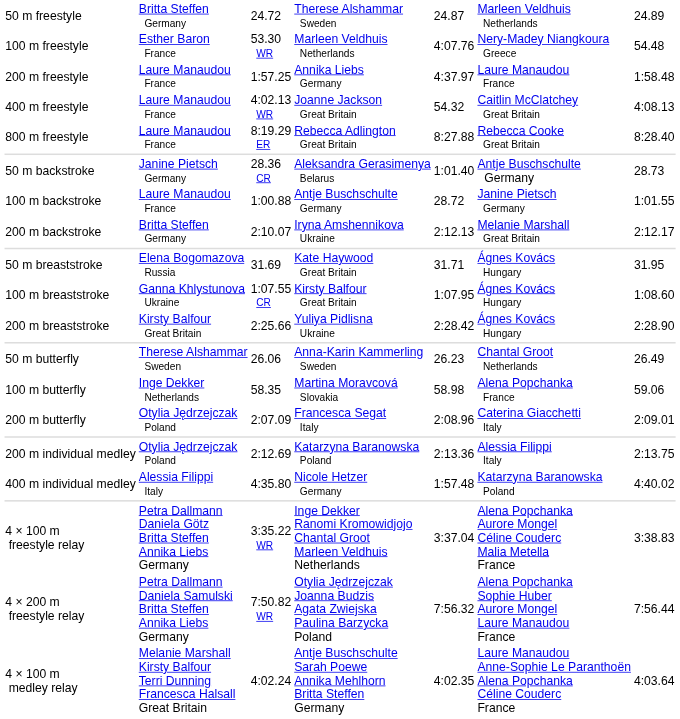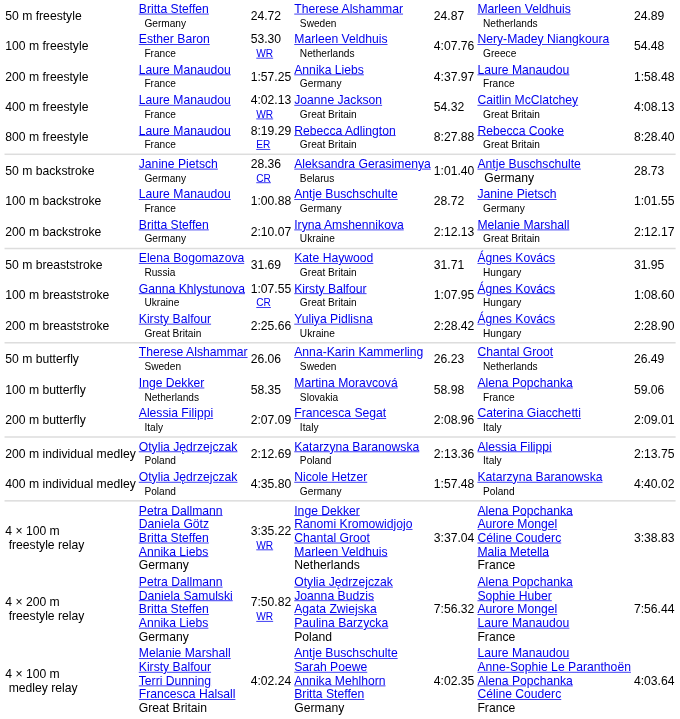(188, 420) Otylia Jędrzejczak Poland -> (176, 420) Alessia Filippi Italy
(176, 484) Alessia Filippi Italy -> (188, 484) Otylia Jędrzejczak Poland
